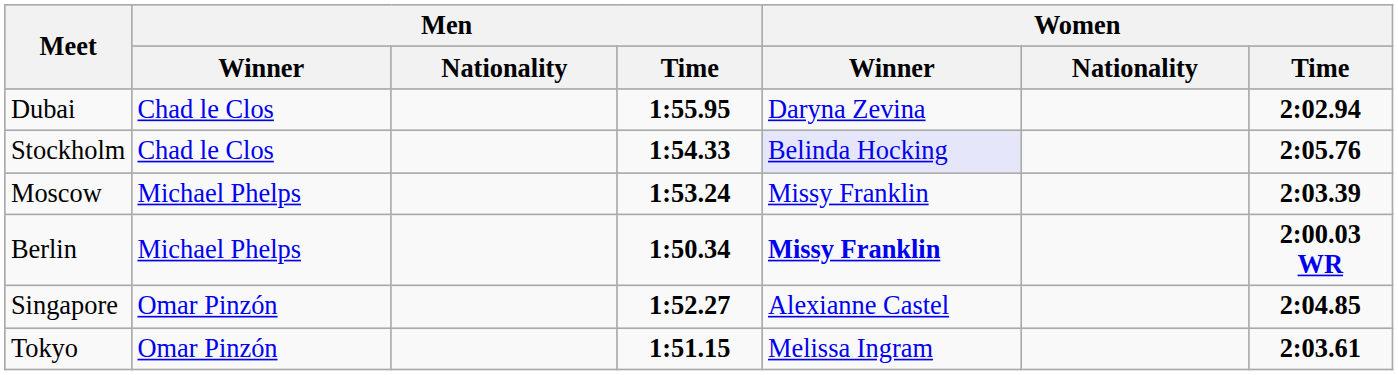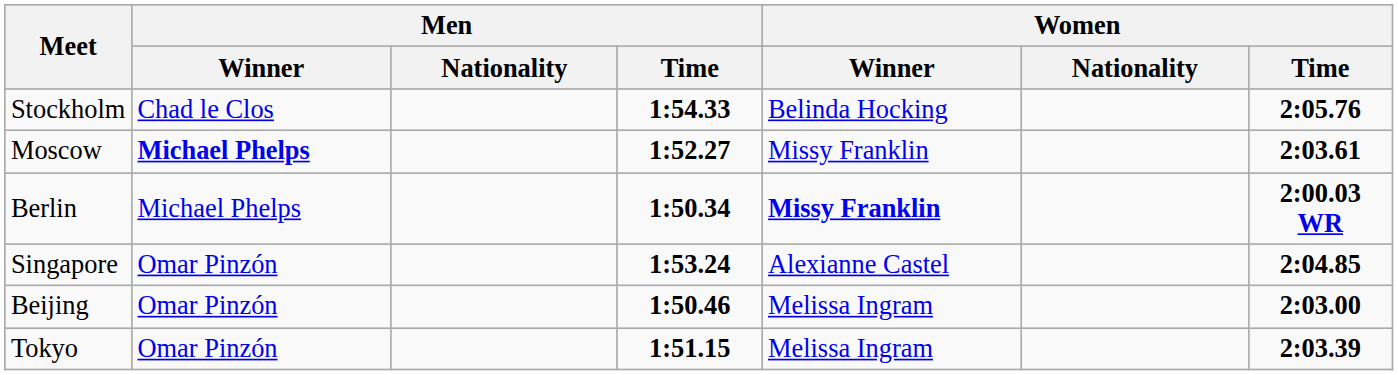- row: (43, 109)
(858, 151) lavender background -> (858, 109) no background
(219, 192) normal -> (224, 151) bold
(690, 192) 1:53.24 -> (690, 151) 1:52.27
(1320, 192) 2:03.39 -> (1320, 151) 2:03.61
(690, 306) 1:52.27 -> (690, 264) 1:53.24
+ row: (50, 306)
(1320, 348) 2:03.61 -> (1320, 348) 2:03.39
